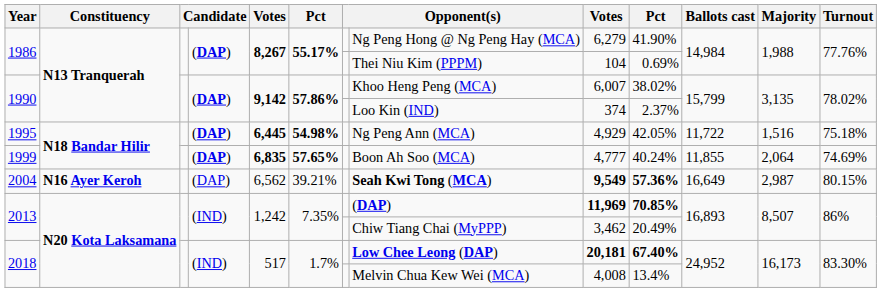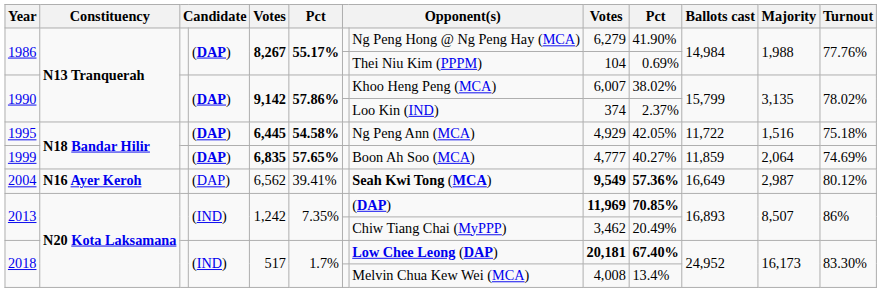(316, 134) 54.98% -> (316, 134) 54.58%
(654, 157) 40.24% -> (654, 157) 40.27%
(705, 157) 11,855 -> (705, 157) 11,859
(315, 181) 39.21% -> (315, 181) 39.41%
(845, 181) 80.15% -> (845, 181) 80.12%
